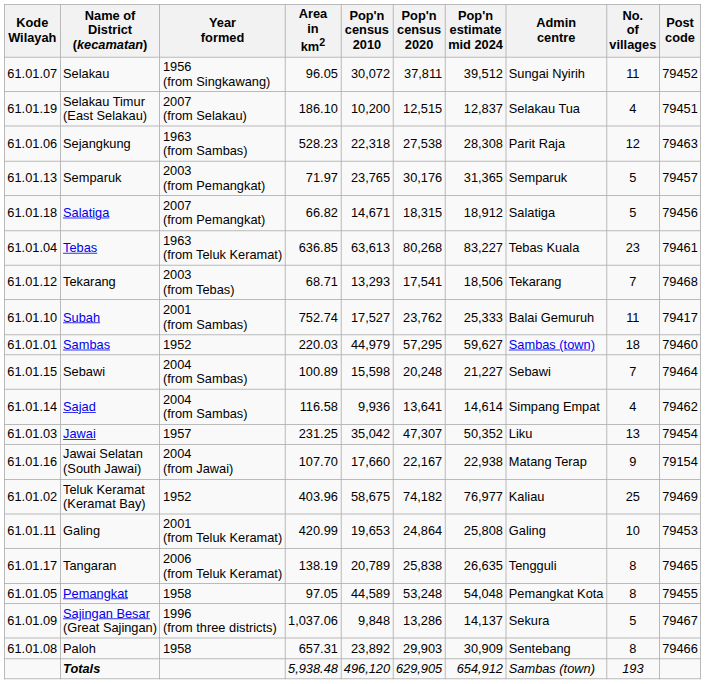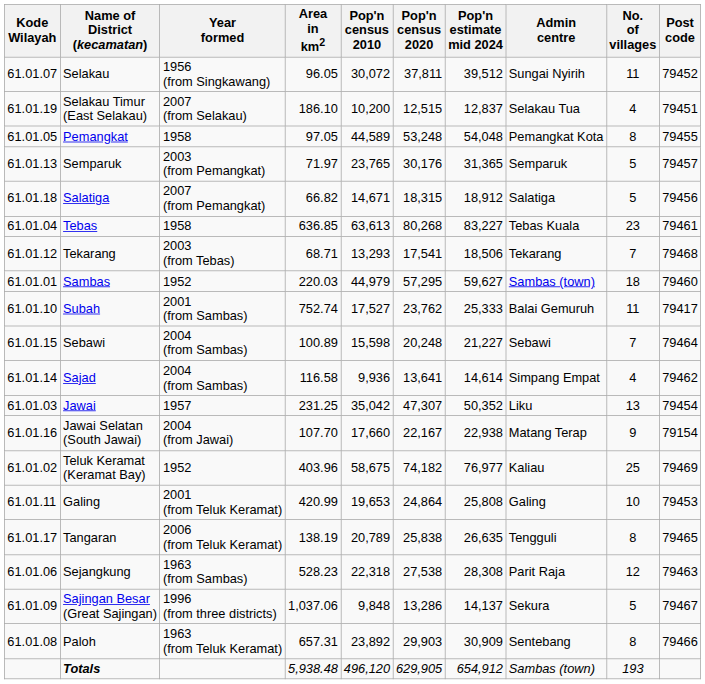rows swapped: (95, 593) <-> (97, 143)
(223, 247) 1963 (from Teluk Keramat) -> (177, 226) 1958
rows swapped: (87, 344) <-> (82, 317)
(177, 648) 1958 -> (223, 641) 1963 (from Teluk Keramat)
